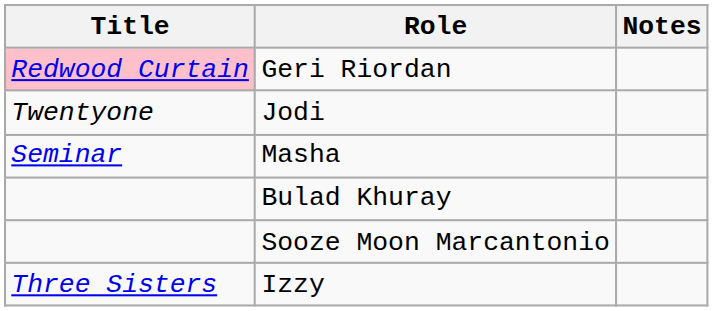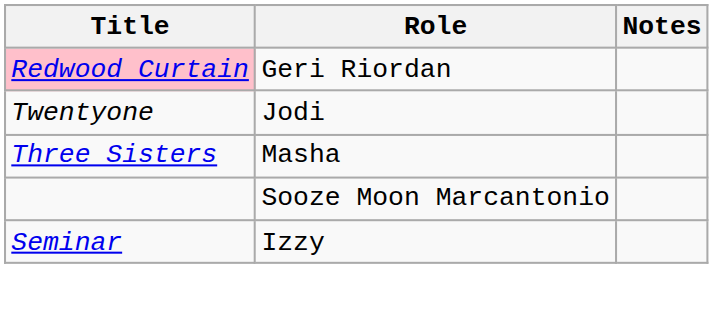(67, 156) Seminar -> (114, 156) Three Sisters
- row: (356, 199)
(114, 285) Three Sisters -> (67, 242) Seminar
